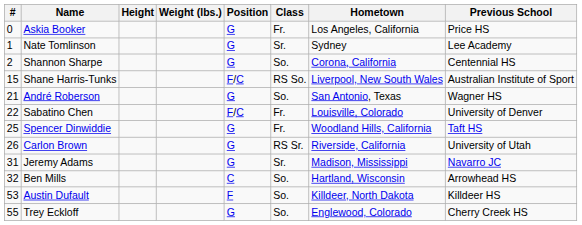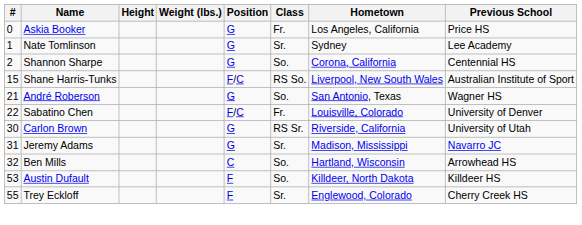- row: (67, 129)
(13, 146) 26 -> (13, 129) 30
(231, 212) G -> (230, 196) F
(281, 212) So. -> (280, 196) Sr.
